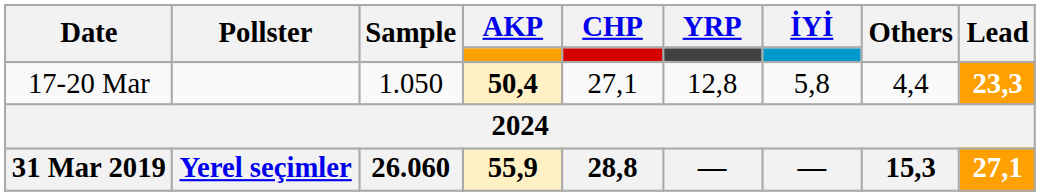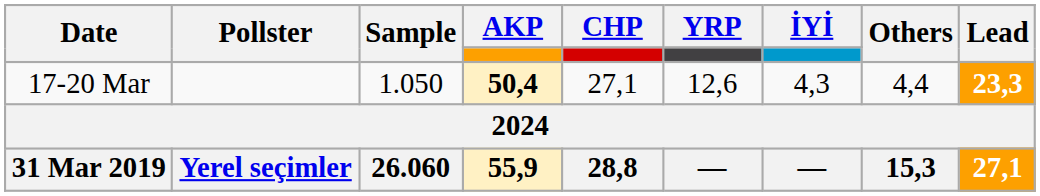(712, 82) 12,8 -> (712, 82) 12,6
(812, 82) 5,8 -> (812, 82) 4,3
